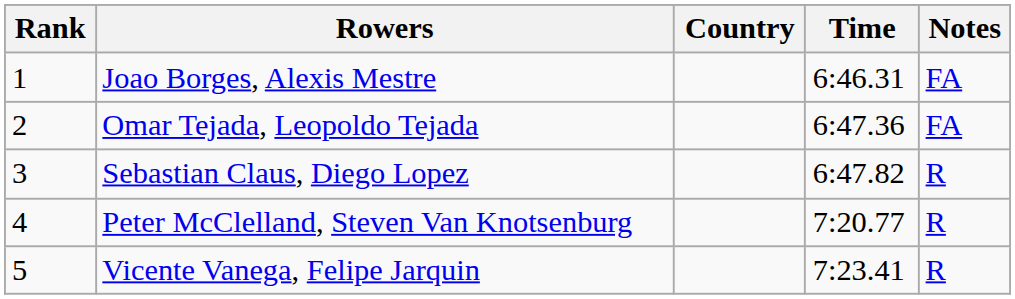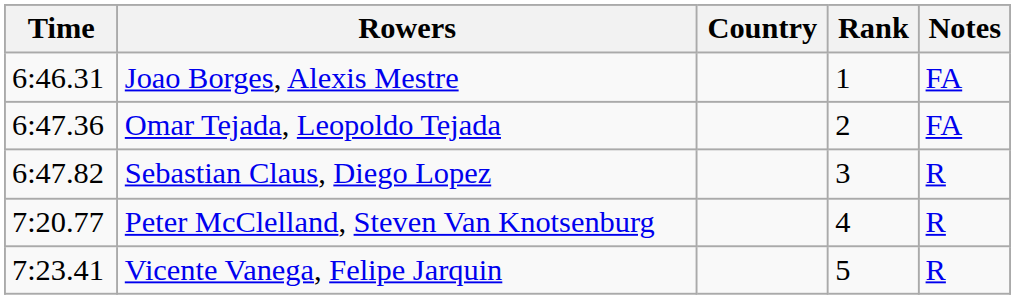columns swapped: (50, 28) <-> (862, 28)
